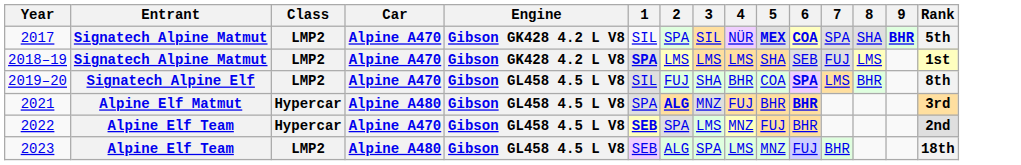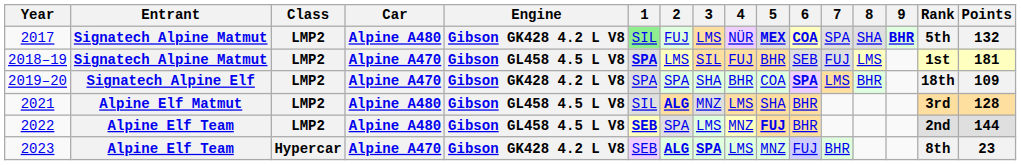+ column: (987, 16)
(395, 38) Alpine A470 -> (395, 38) Alpine A480
(644, 38) no background -> (644, 38) lightgreen background
(677, 38) SPA -> (677, 38) FUJ
(709, 38) SIL -> (709, 38) LMS
(537, 60) Gibson GK428 4.2 L V8 -> (537, 60) Gibson GL458 4.5 L V8
(709, 60) LMS -> (709, 60) SIL
(741, 60) LMS -> (741, 60) FUJ
(773, 60) SHA -> (773, 60) BHR
(537, 82) Gibson GL458 4.5 L V8 -> (537, 82) Gibson GK428 4.2 L V8
(644, 82) SIL -> (644, 82) SPA
(677, 82) FUJ -> (677, 82) SPA
(938, 82) 8th -> (938, 82) 18th
(308, 104) Hypercar -> (308, 104) LMP2
(644, 104) SPA -> (644, 104) SIL
(741, 104) FUJ -> (741, 104) LMS
(773, 104) BHR -> (773, 104) SHA
(805, 104) bold -> (805, 104) normal
(308, 126) Hypercar -> (308, 126) LMP2
(395, 126) Alpine A470 -> (395, 126) Alpine A480
(773, 126) normal -> (773, 126) bold
(308, 148) LMP2 -> (308, 148) Hypercar
(395, 148) Alpine A480 -> (395, 148) Alpine A470
(537, 148) Gibson GL458 4.5 L V8 -> (537, 148) Gibson GK428 4.2 L V8
(677, 148) normal -> (677, 148) bold
(709, 148) normal -> (709, 148) bold
(938, 148) 18th -> (938, 148) 8th
